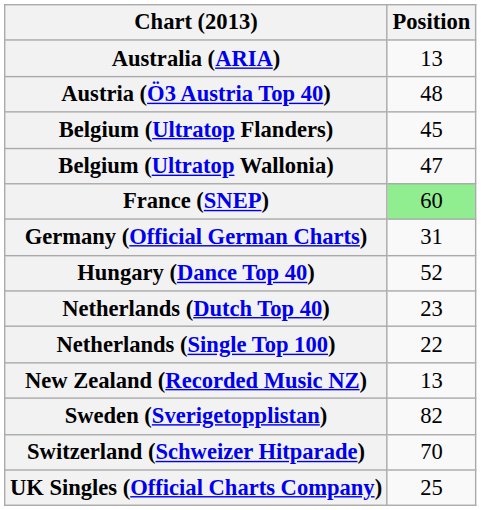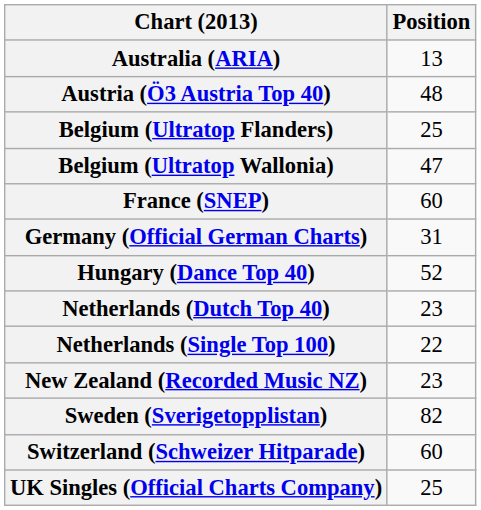(431, 129) 45 -> (431, 129) 25
(431, 201) lightgreen background -> (431, 201) no background
(431, 380) 13 -> (431, 380) 23
(431, 451) 70 -> (431, 451) 60
